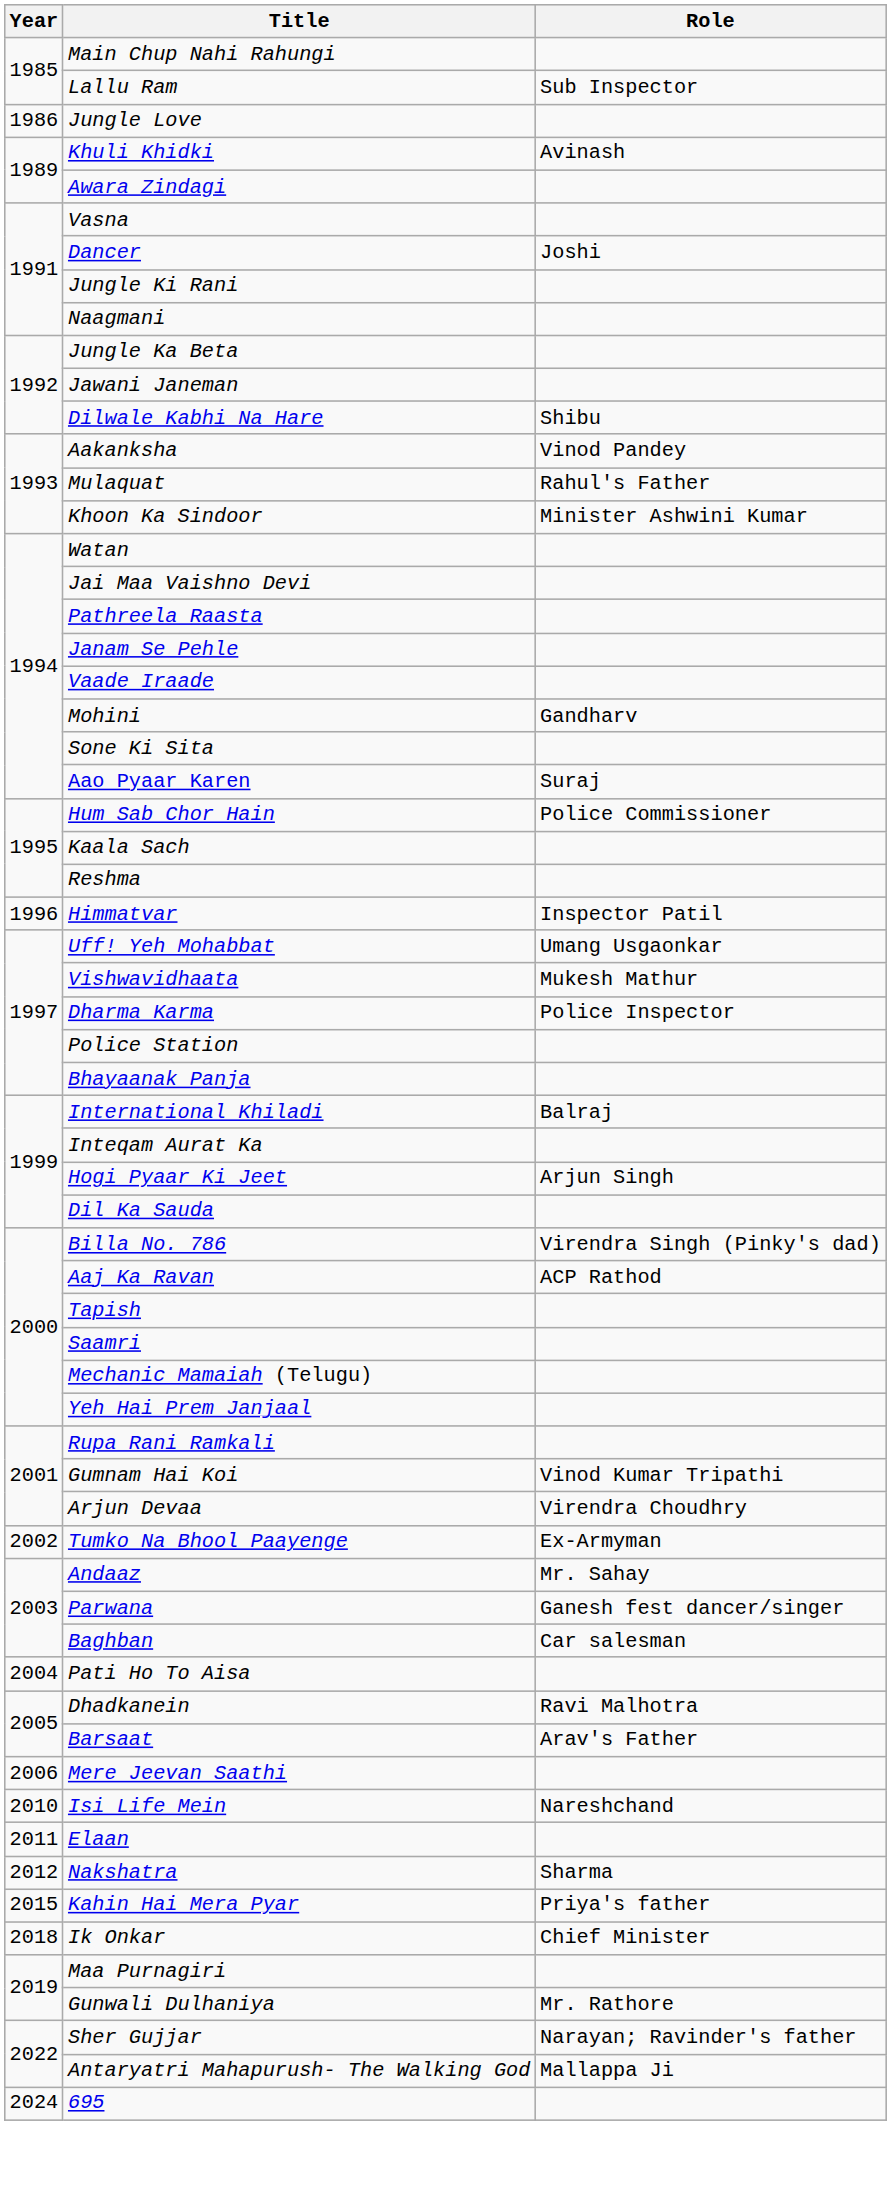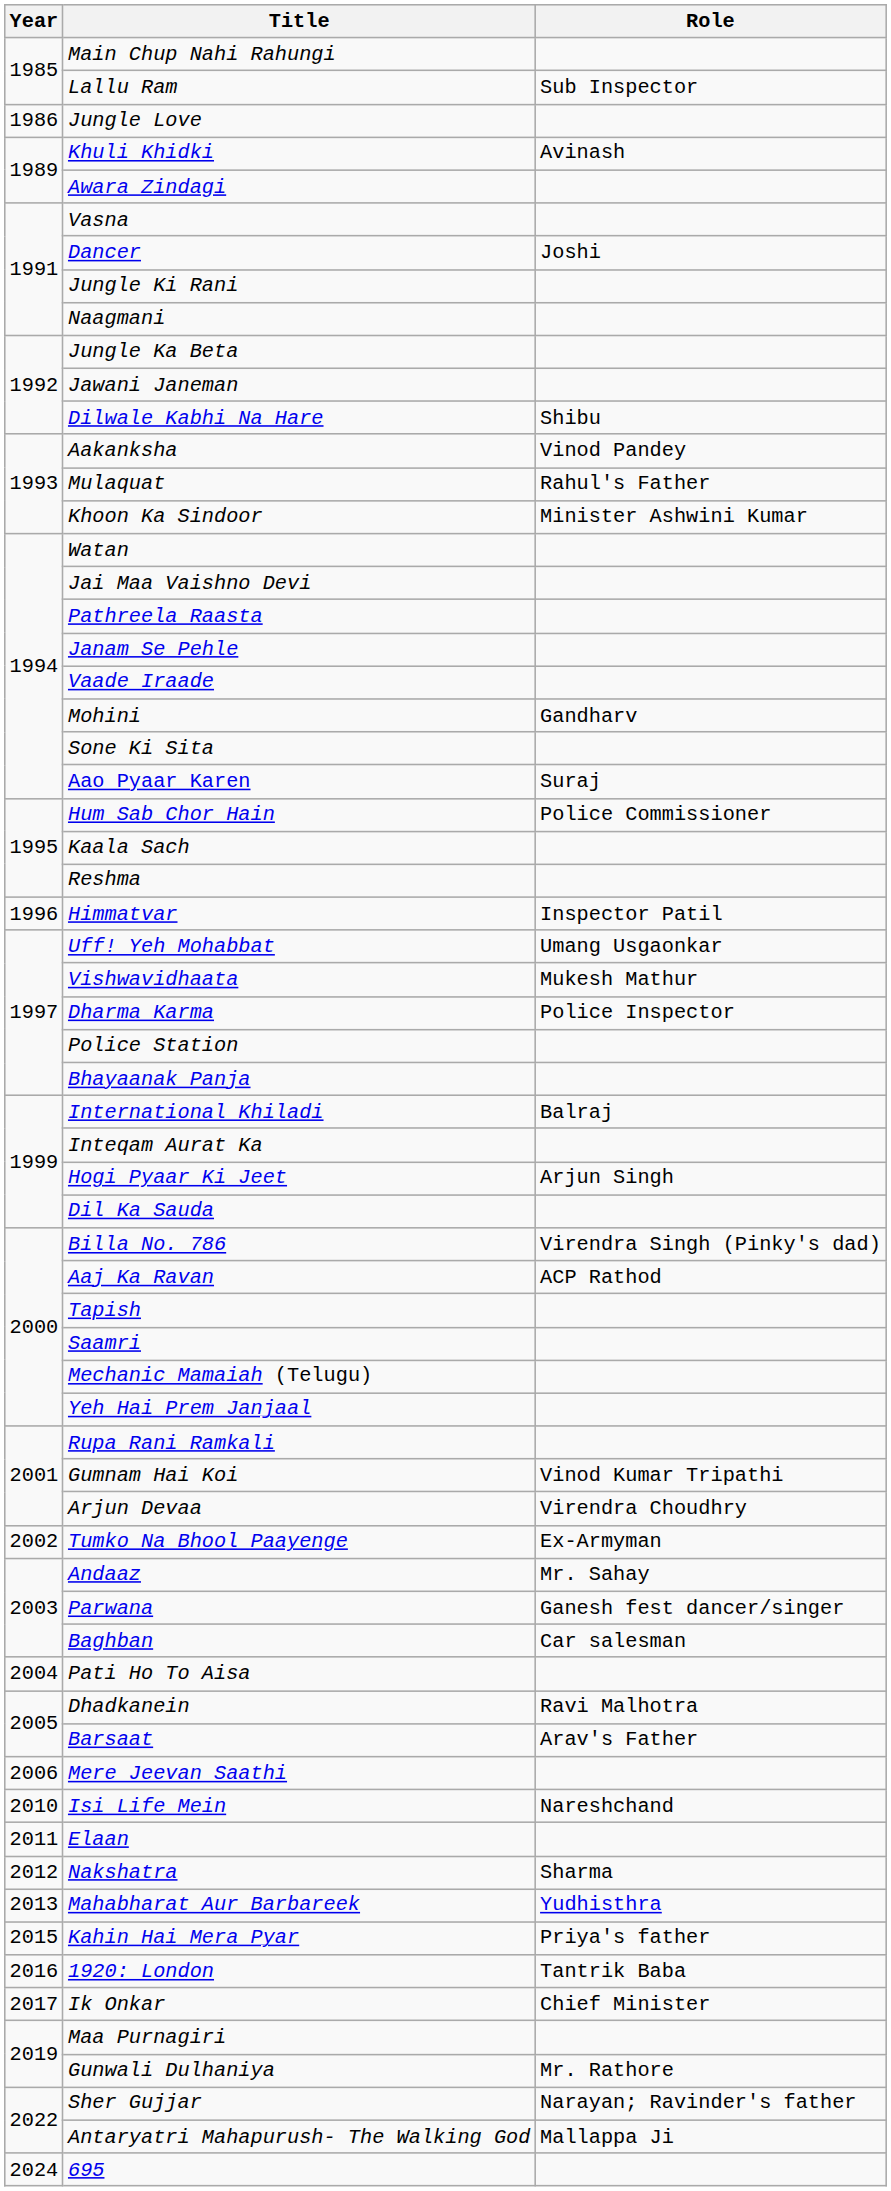+ row: (214, 1905)
+ row: (141, 1971)
(34, 1938) 2018 -> (34, 2004) 2017
